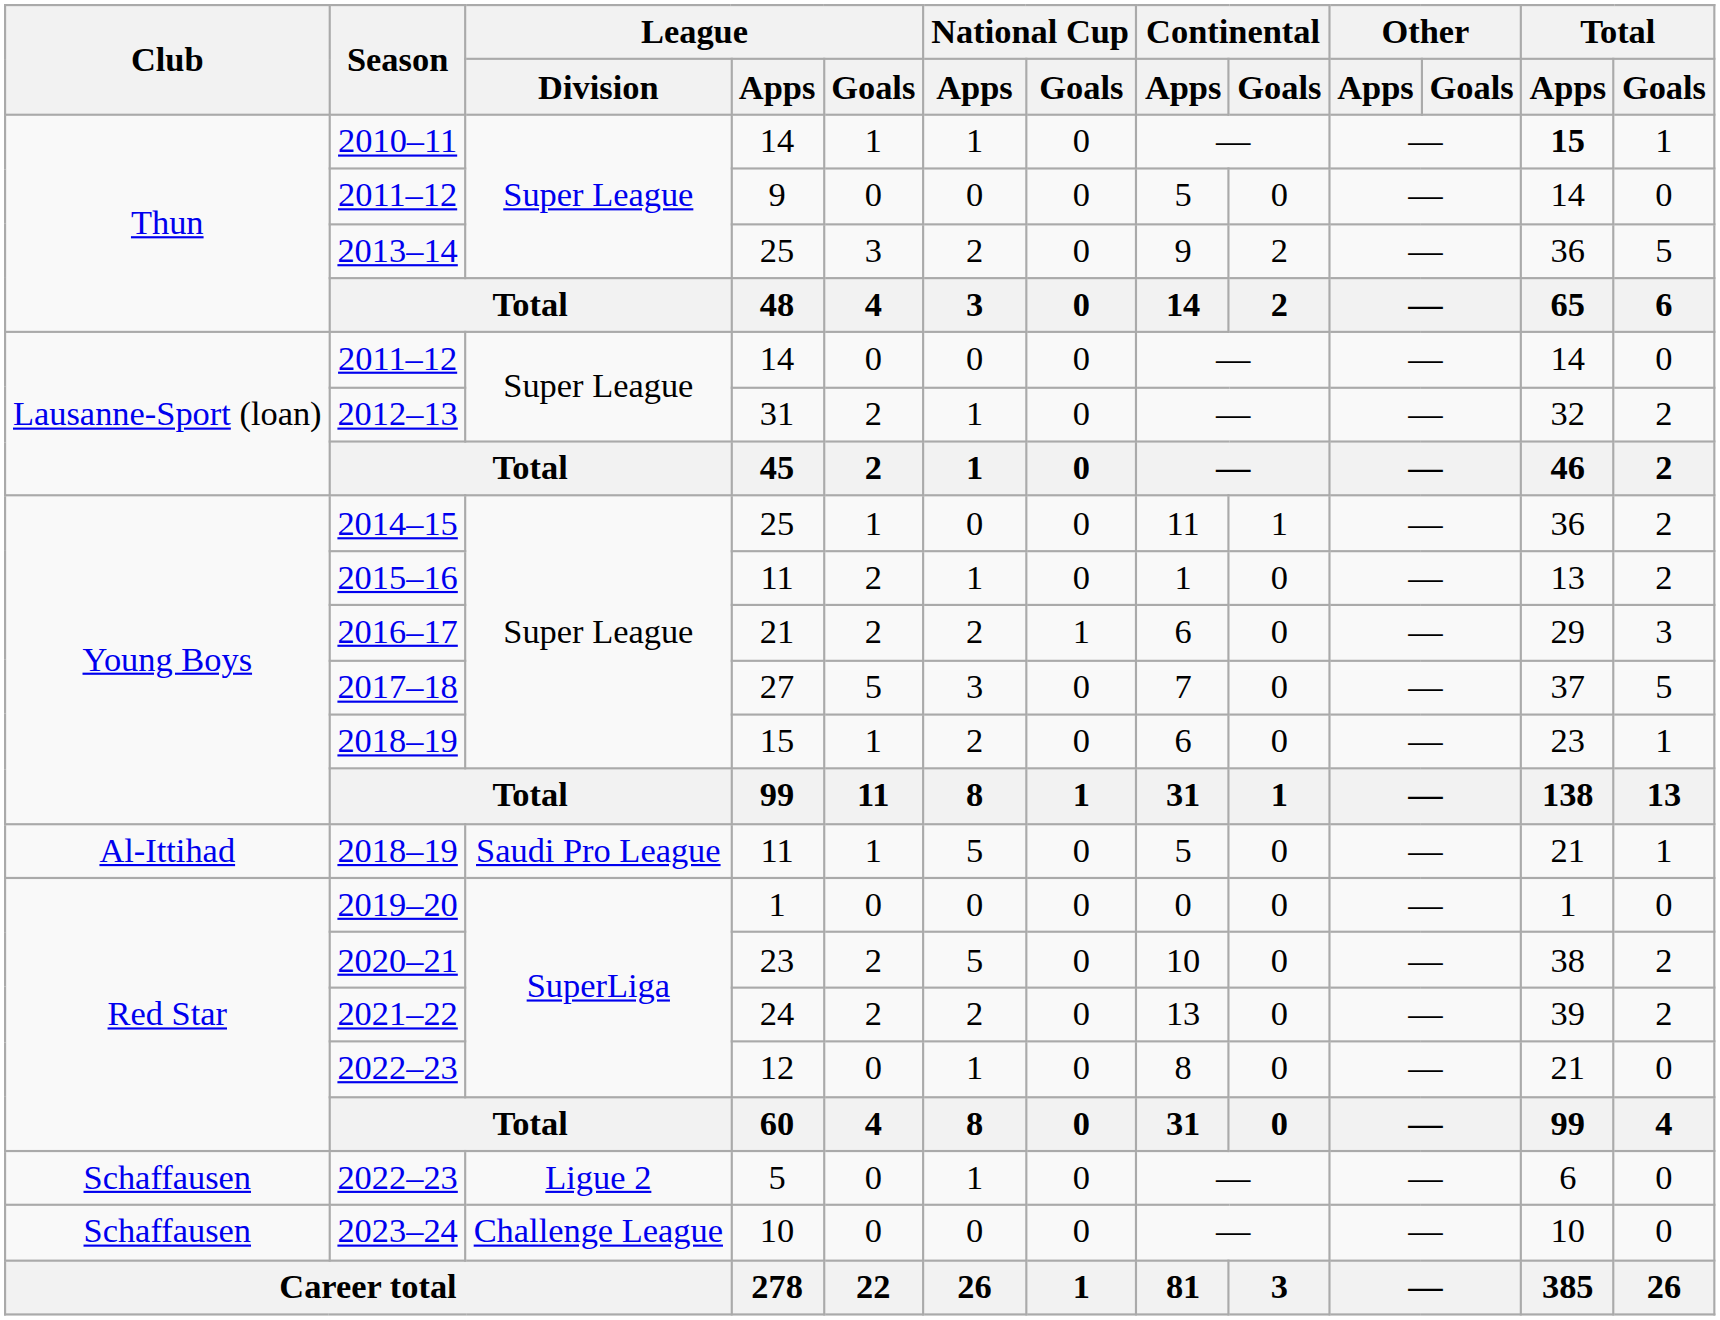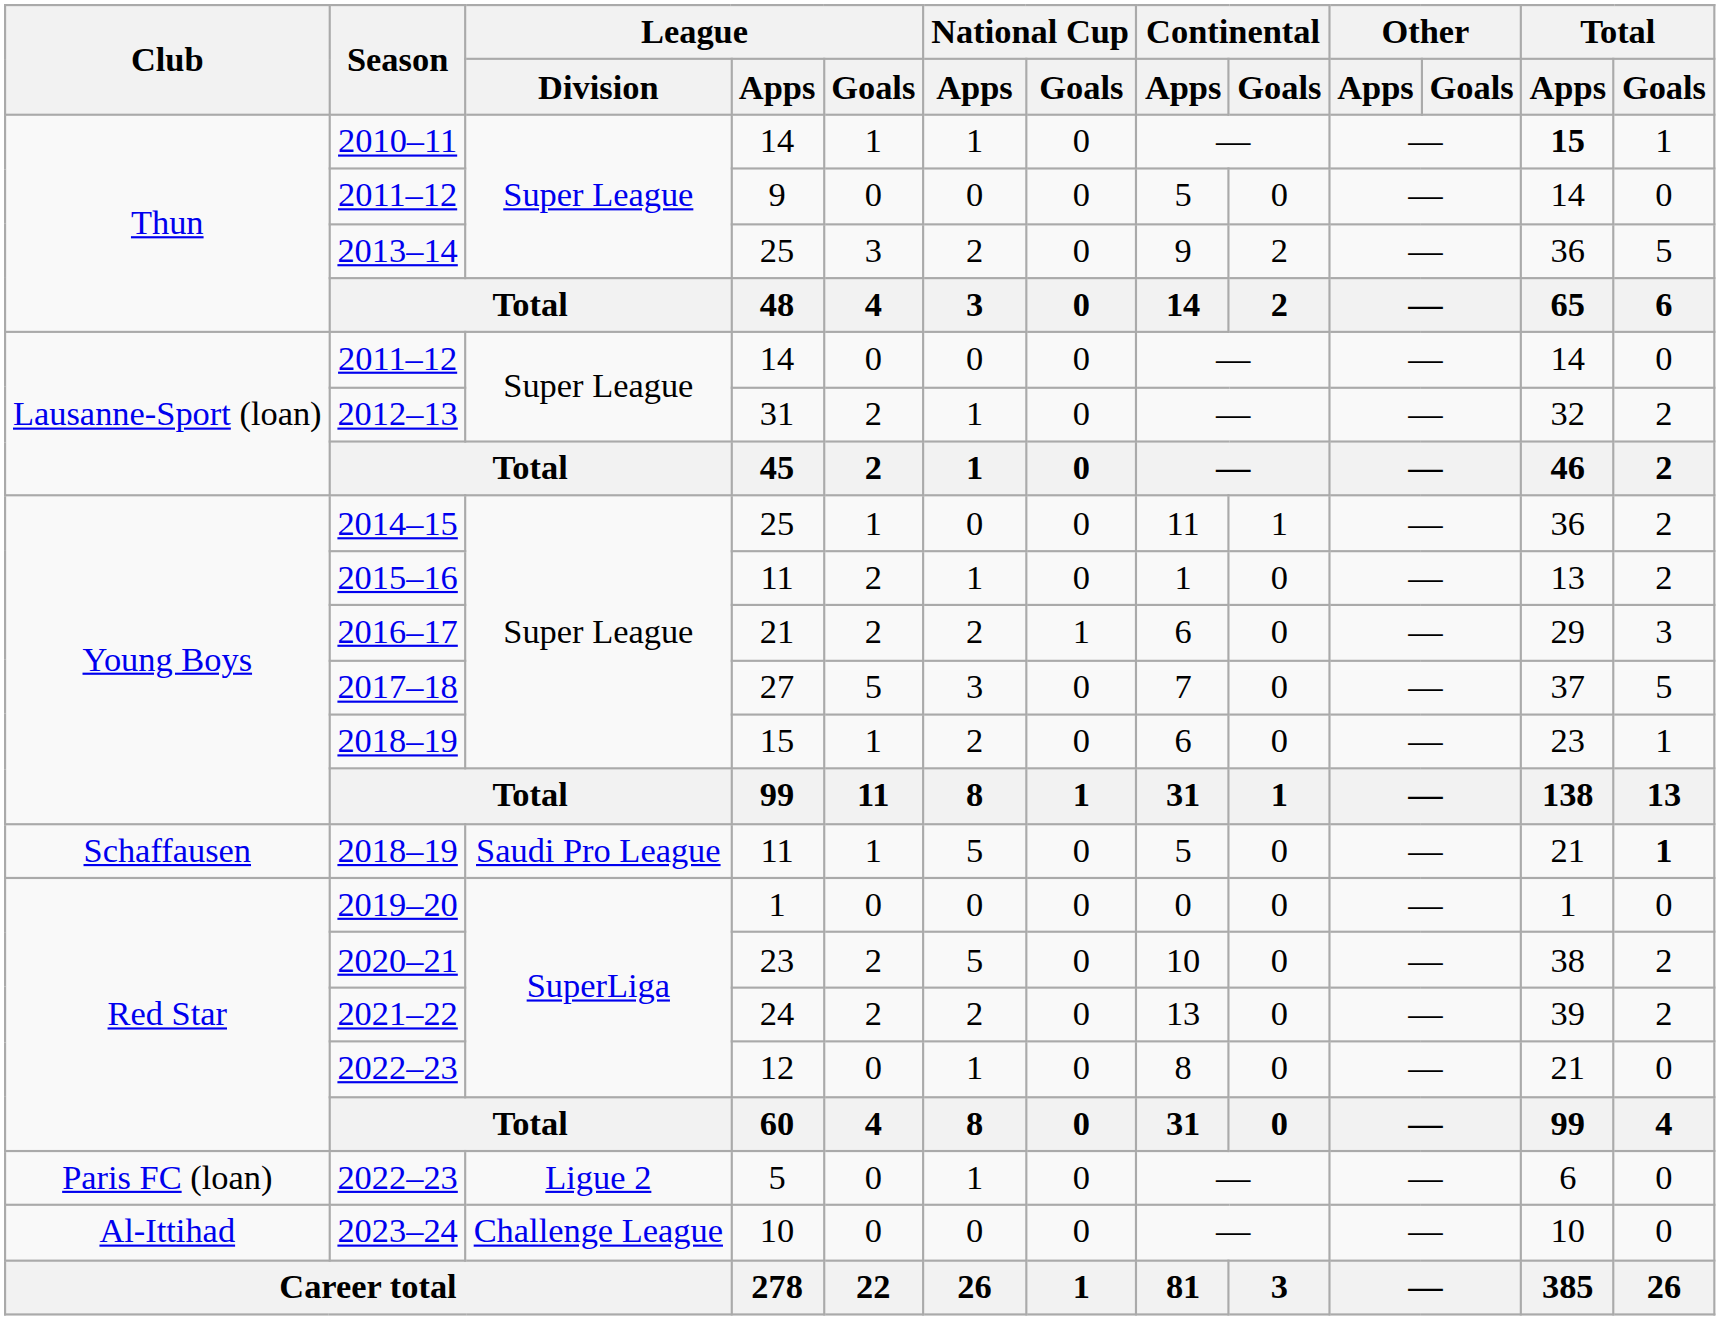(167, 850) Al-Ittihad -> (167, 850) Schaffausen
(1664, 850) normal -> (1664, 850) bold
(167, 1177) Schaffausen -> (167, 1177) Paris FC (loan)
(167, 1232) Schaffausen -> (167, 1232) Al-Ittihad
